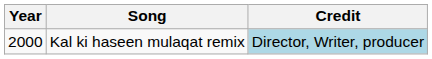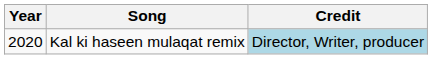(25, 41) 2000 -> (25, 41) 2020
